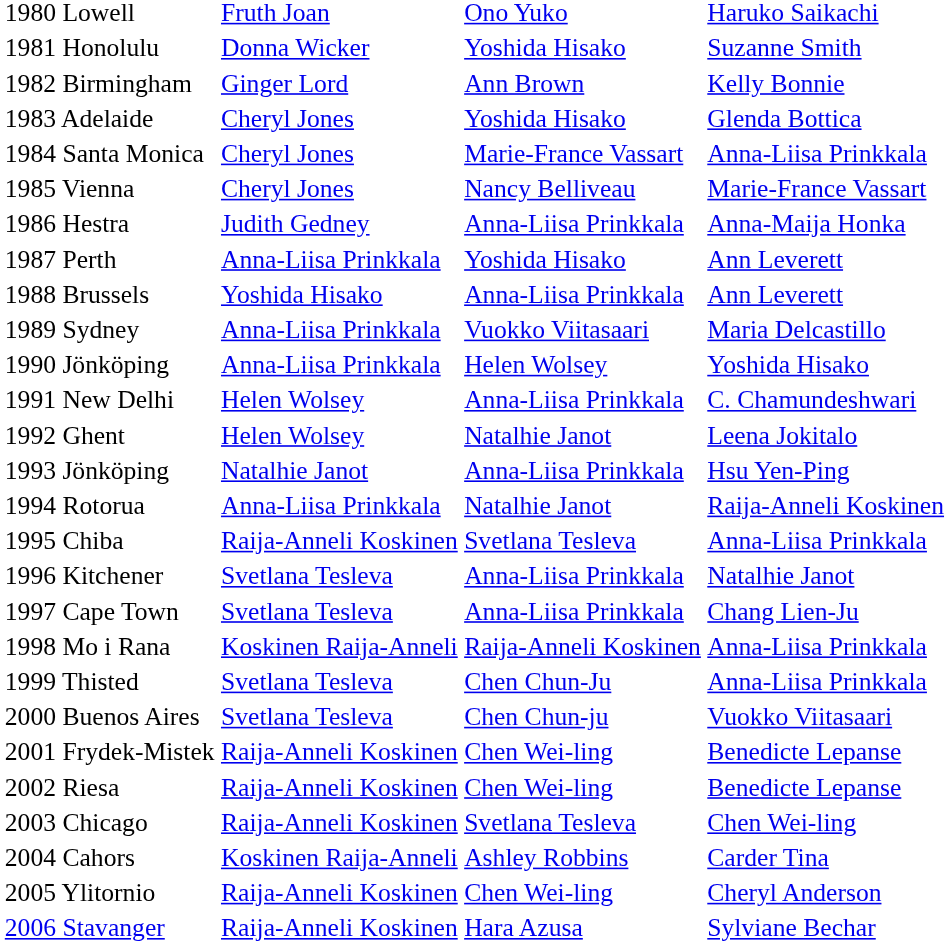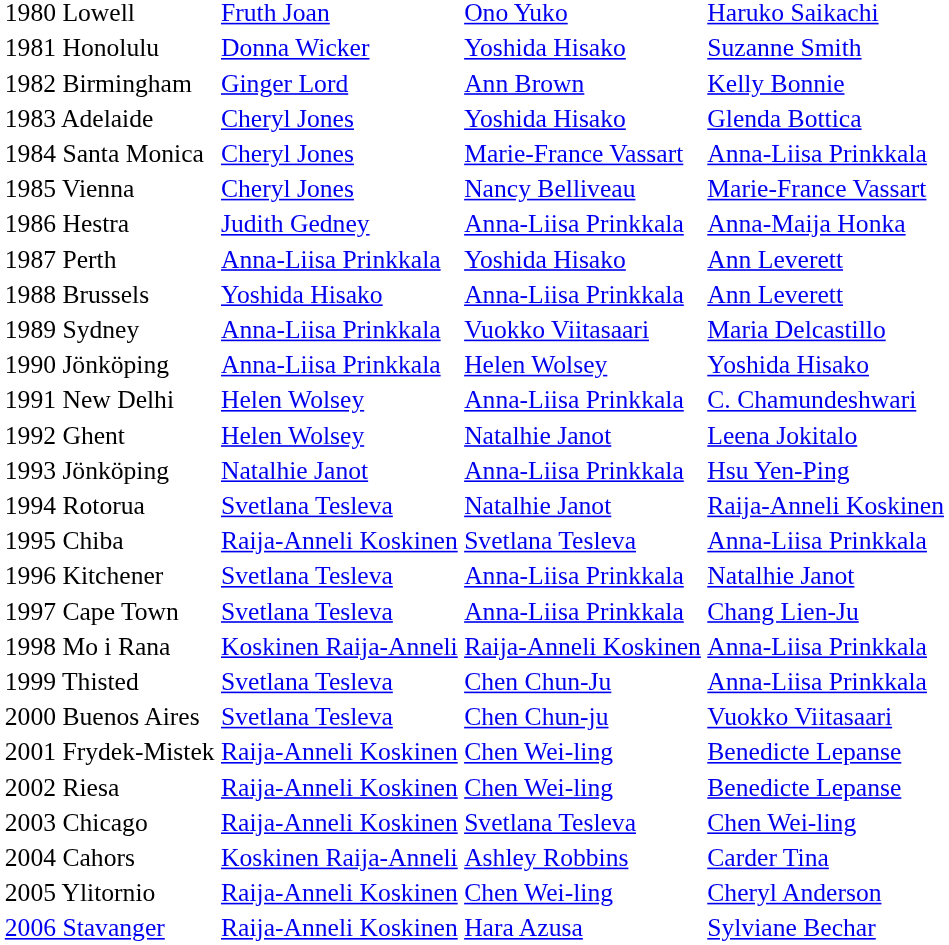(331, 505) Anna-Liisa Prinkkala -> (307, 505) Svetlana Tesleva
